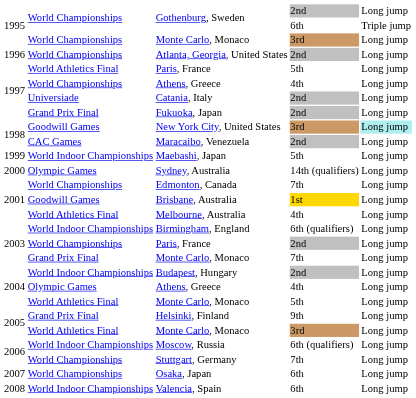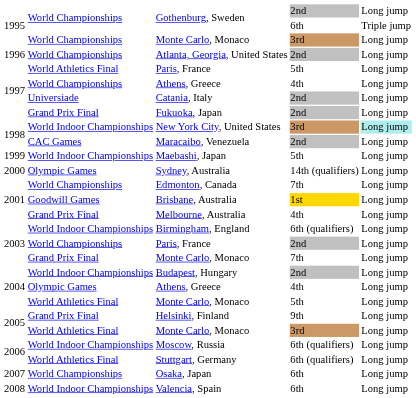(64, 127) Goodwill Games -> (90, 127) World Indoor Championships
(73, 214) World Athletics Final -> (63, 214) Grand Prix Final
(75, 359) World Championships -> (73, 359) World Athletics Final
(297, 359) 7th -> (322, 359) 6th (qualifiers)
